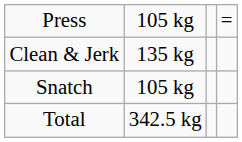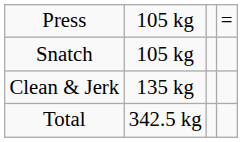rows swapped: (64, 86) <-> (64, 53)
